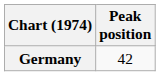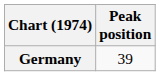(125, 58) 42 -> (125, 58) 39
